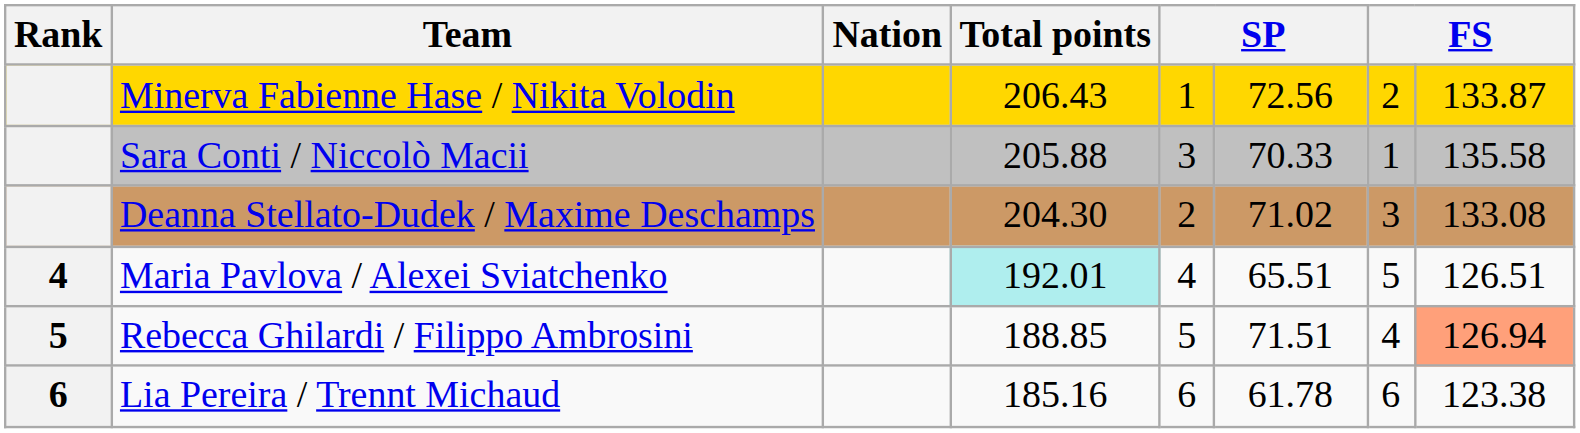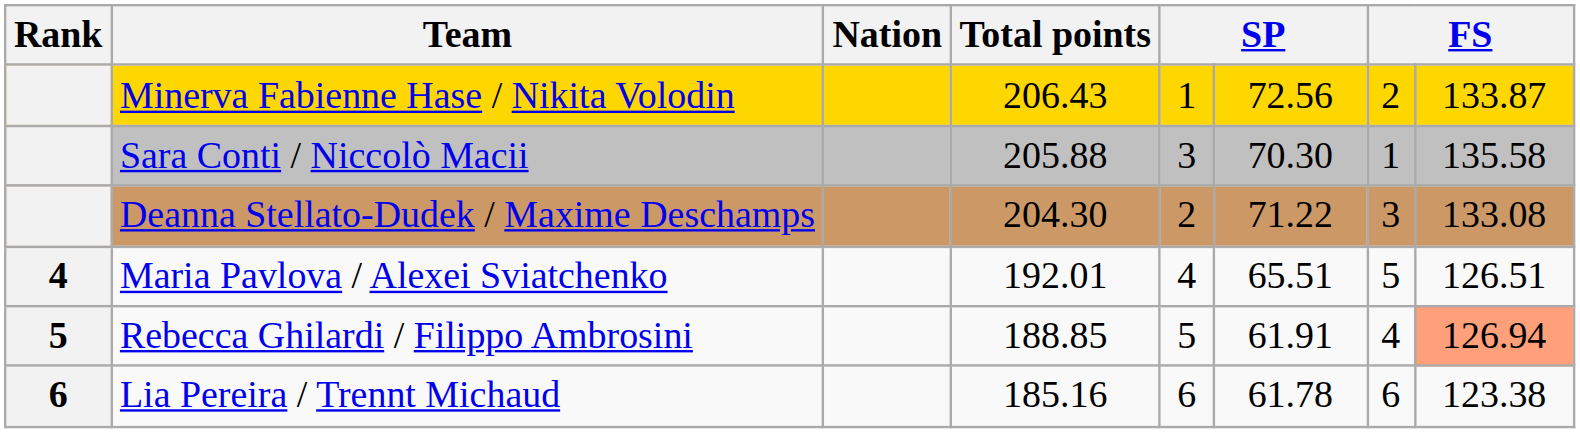(1290, 154) 70.33 -> (1290, 154) 70.30
(1290, 214) 71.02 -> (1290, 214) 71.22
(1055, 275) paleturquoise background -> (1055, 275) no background
(1290, 335) 71.51 -> (1290, 335) 61.91
